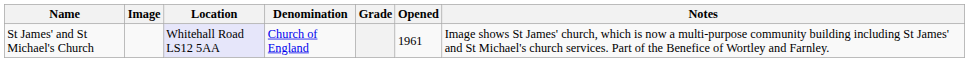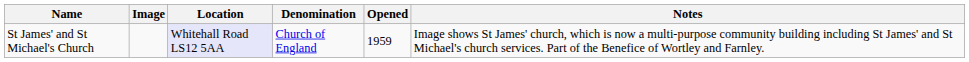- column: (375, 14)
(410, 40) 1961 -> (379, 40) 1959
